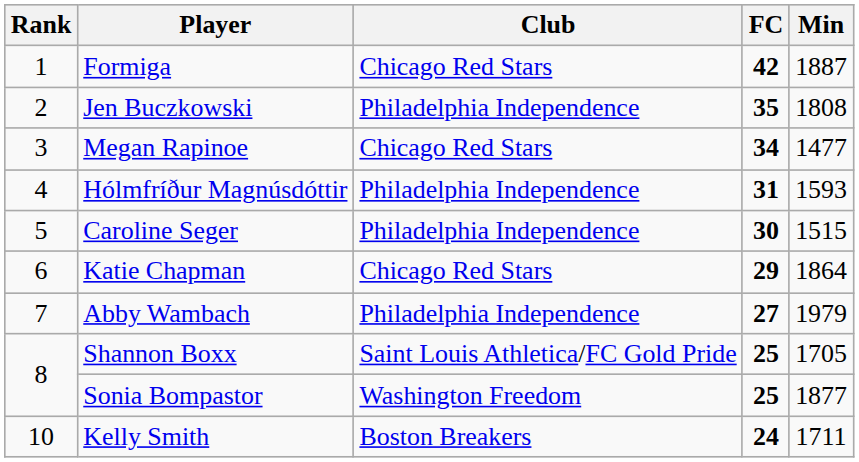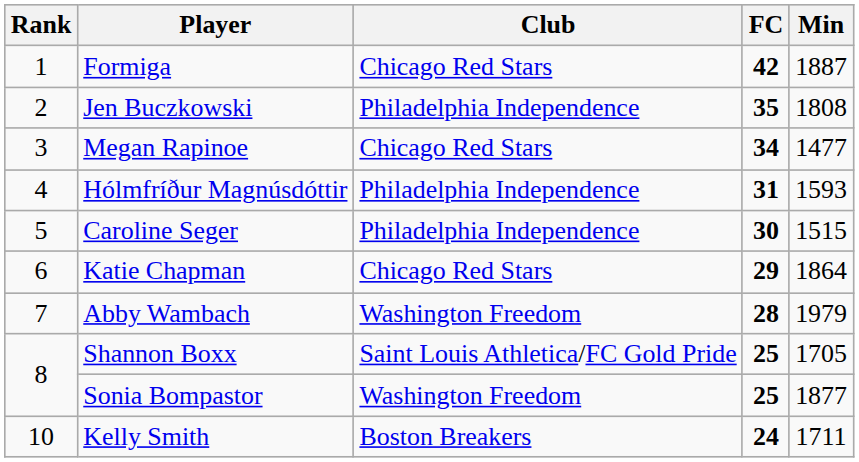(499, 312) Philadelphia Independence -> (470, 312) Washington Freedom
(766, 312) 27 -> (766, 312) 28
